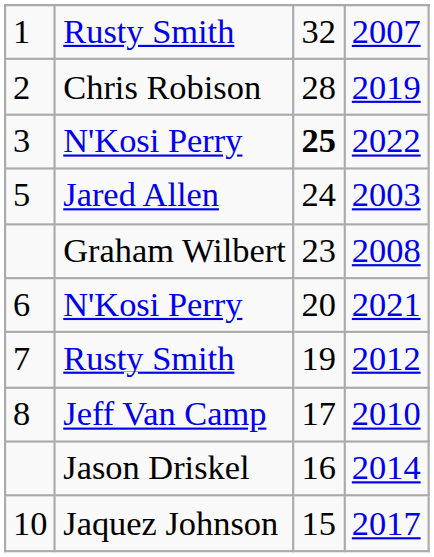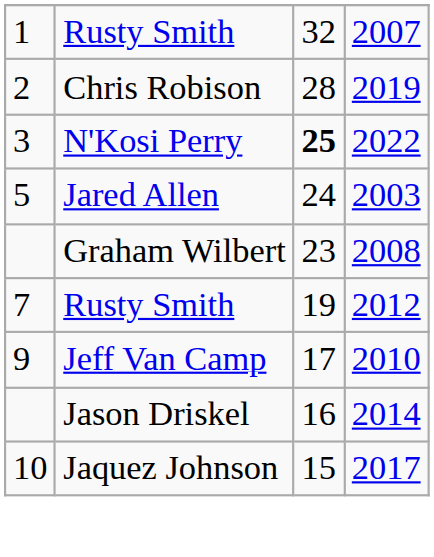- row: (386, 304)
(22, 413) 8 -> (22, 359) 9
